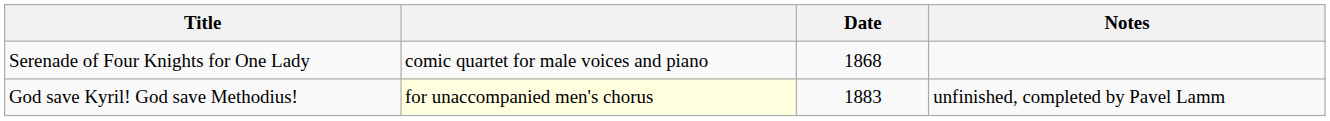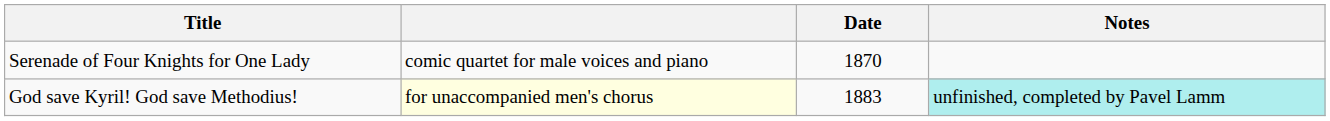(863, 60) 1868 -> (863, 60) 1870
(1079, 97) no background -> (1079, 97) paleturquoise background
